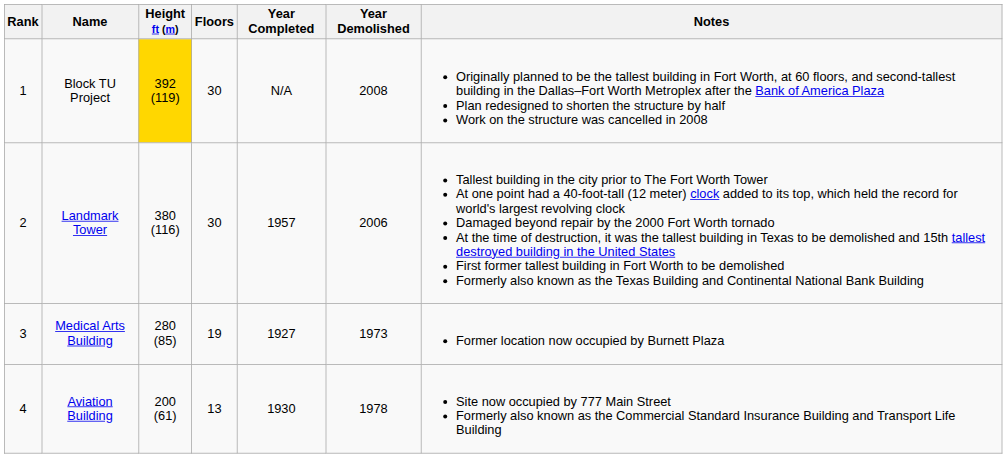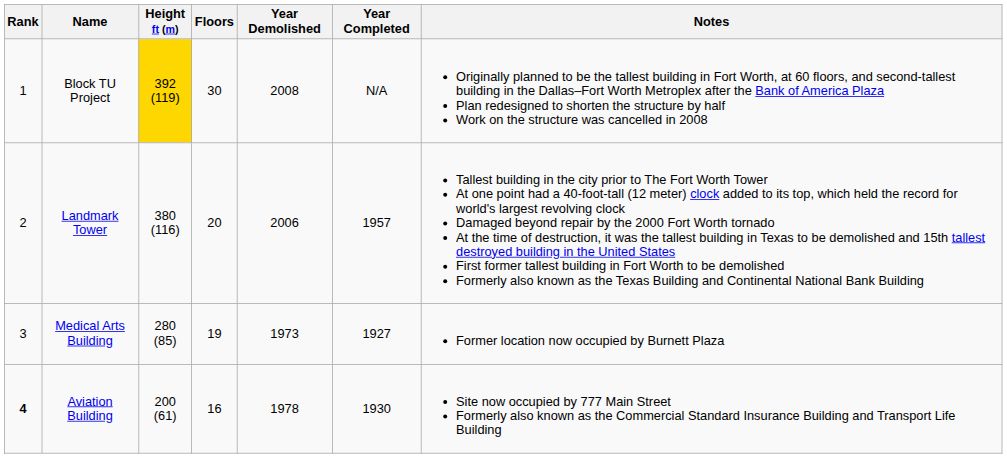columns swapped: (281, 21) <-> (373, 21)
(214, 223) 30 -> (214, 223) 20
(23, 408) normal -> (23, 408) bold
(214, 408) 13 -> (214, 408) 16
